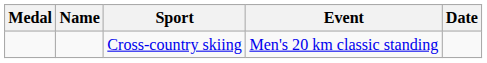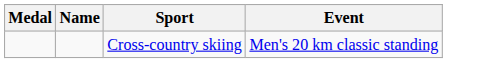- column: (462, 17)
